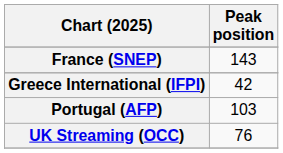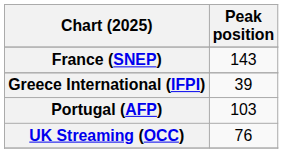(243, 85) 42 -> (243, 85) 39
